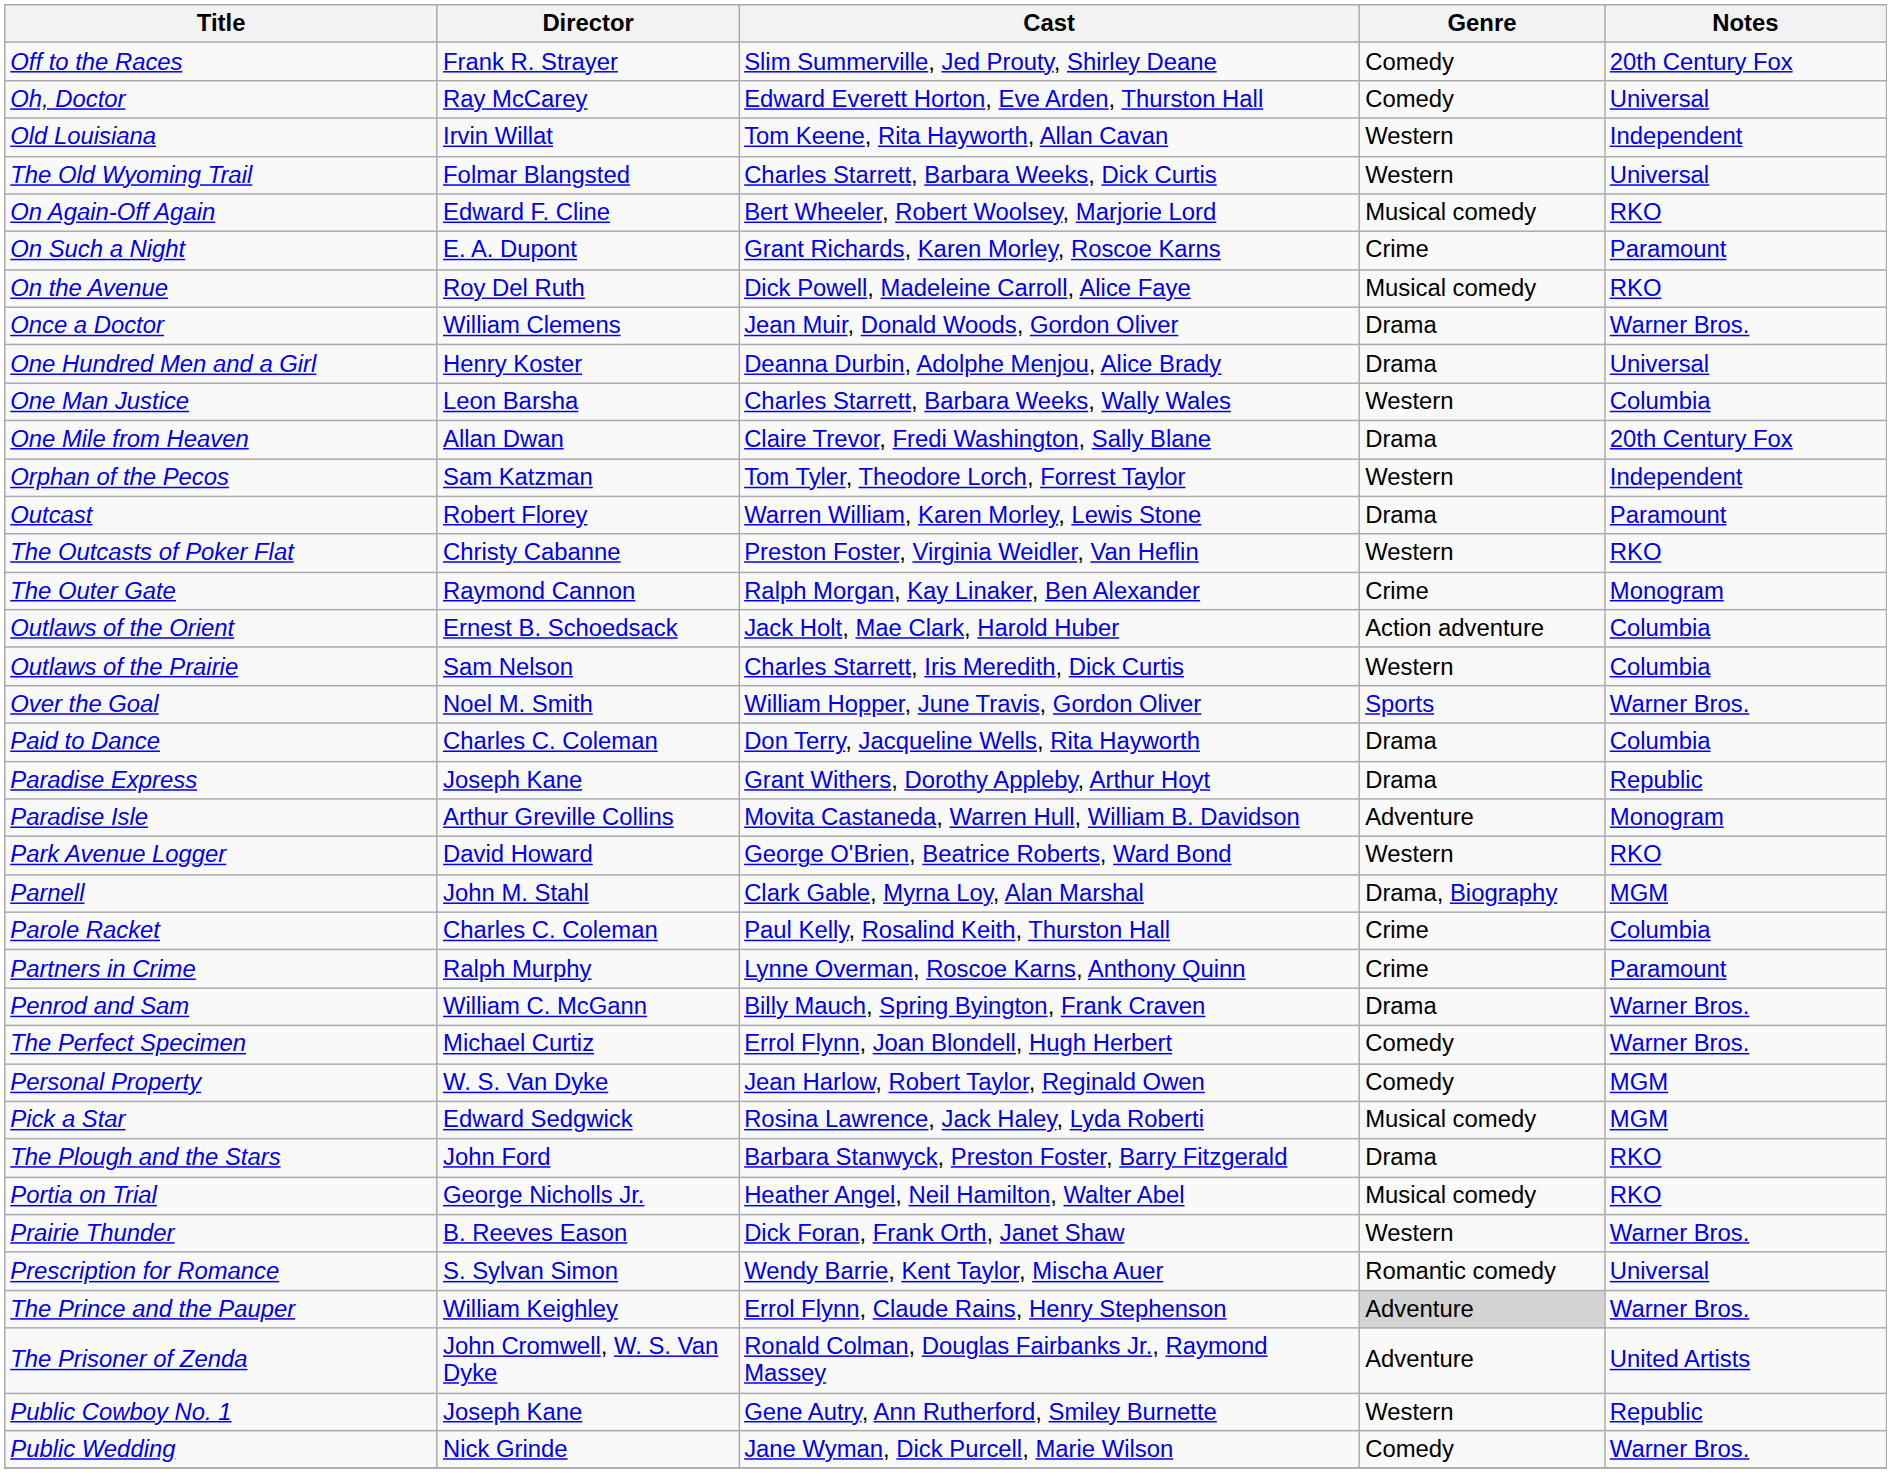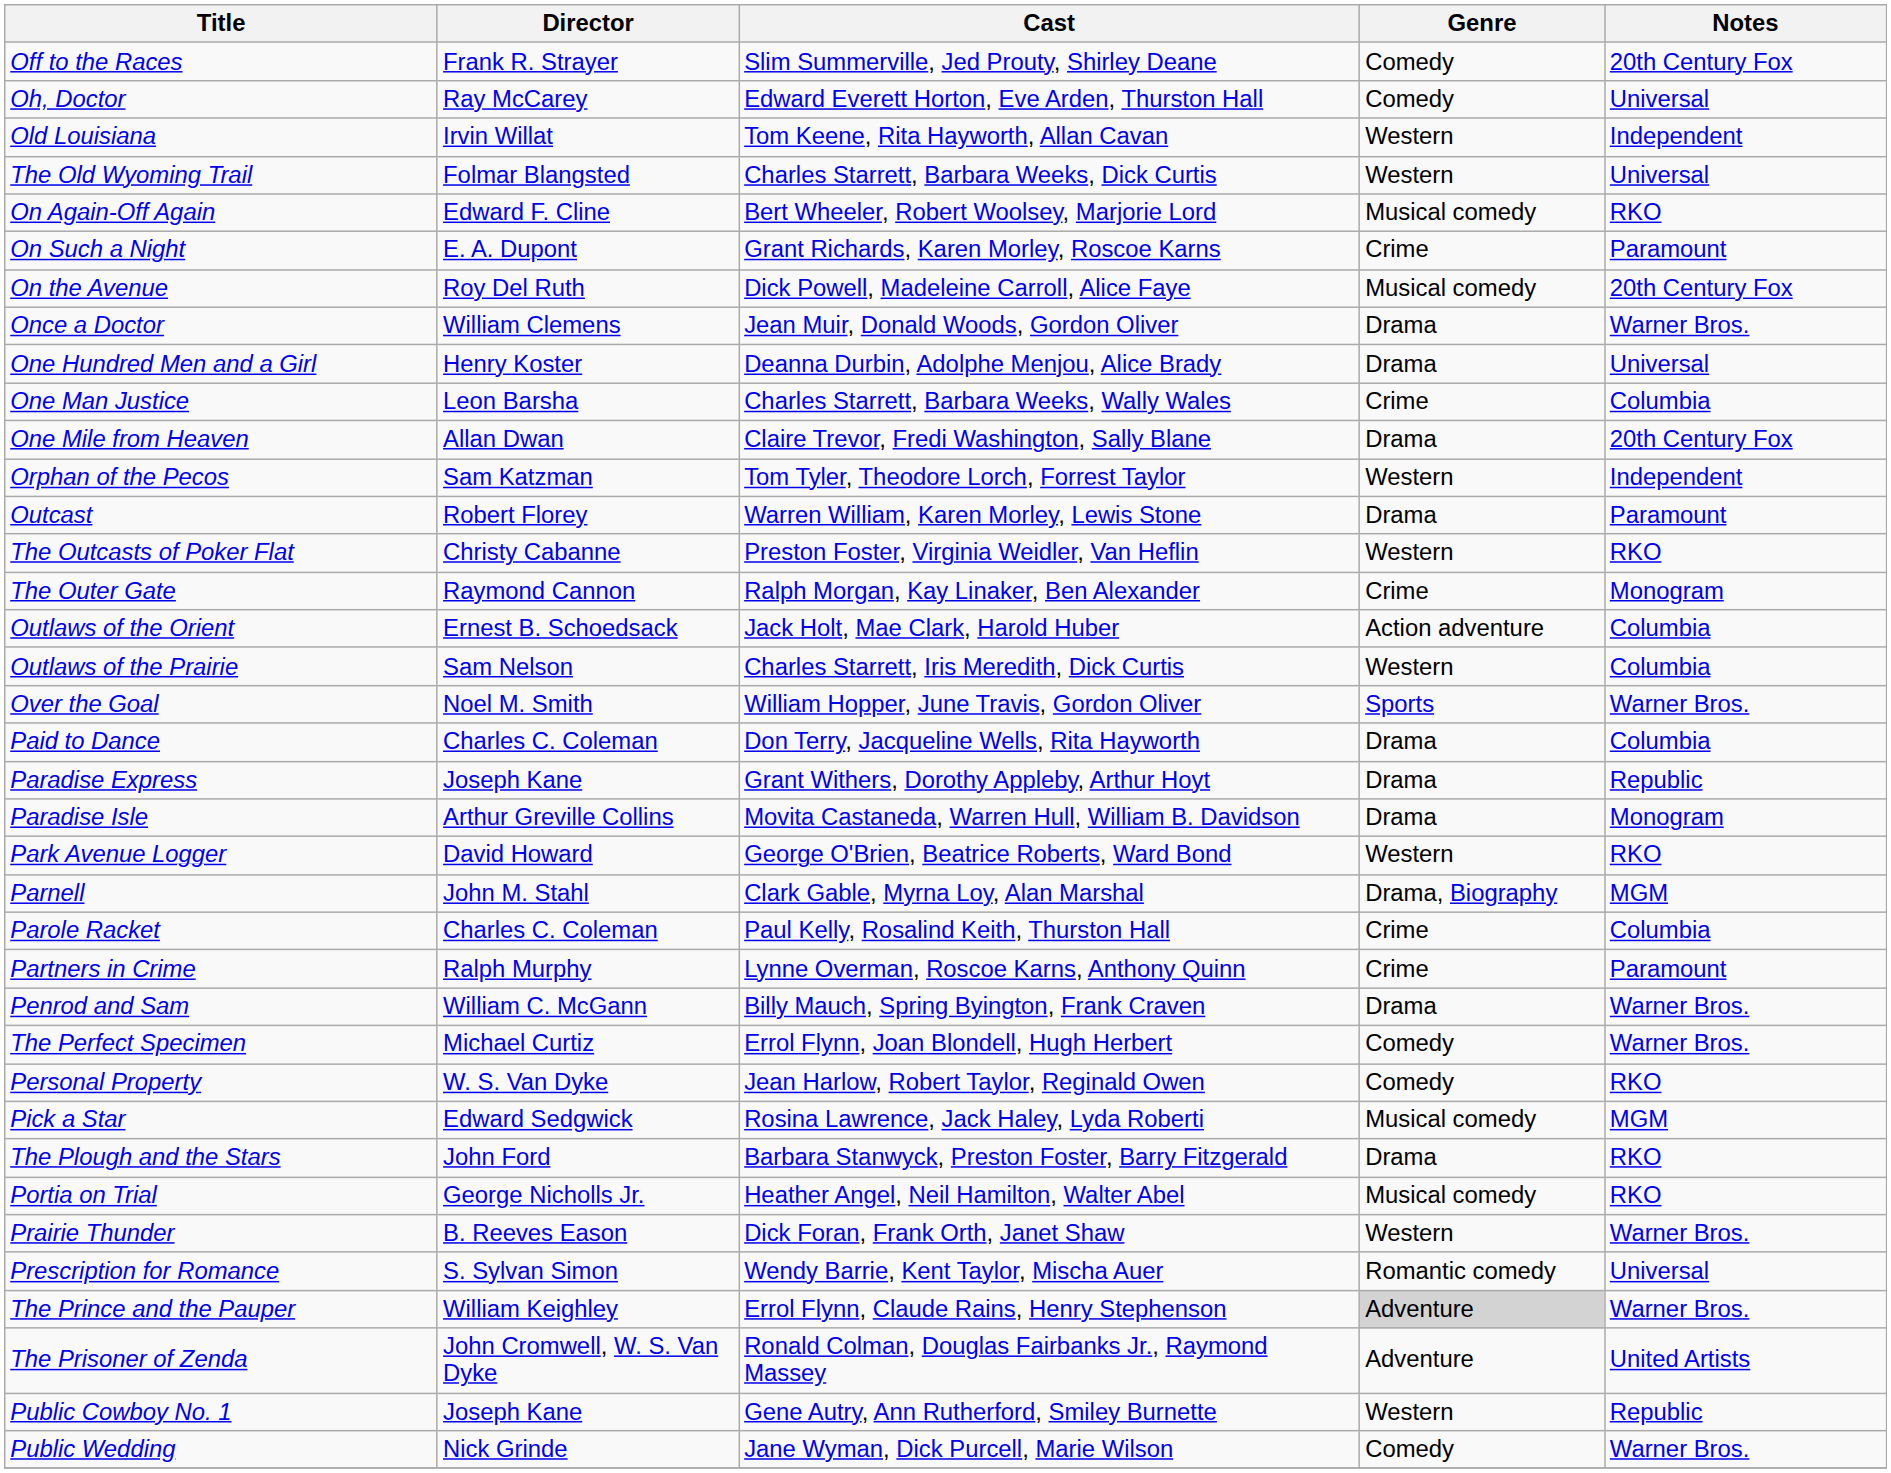(1636, 288) RKO -> (1701, 288) 20th Century Fox
(1409, 401) Western -> (1397, 401) Crime
(1420, 817) Adventure -> (1401, 817) Drama
(1639, 1082) MGM -> (1636, 1082) RKO
